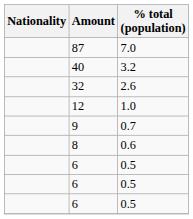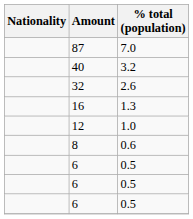+ row: (78, 106)
- row: (75, 125)
